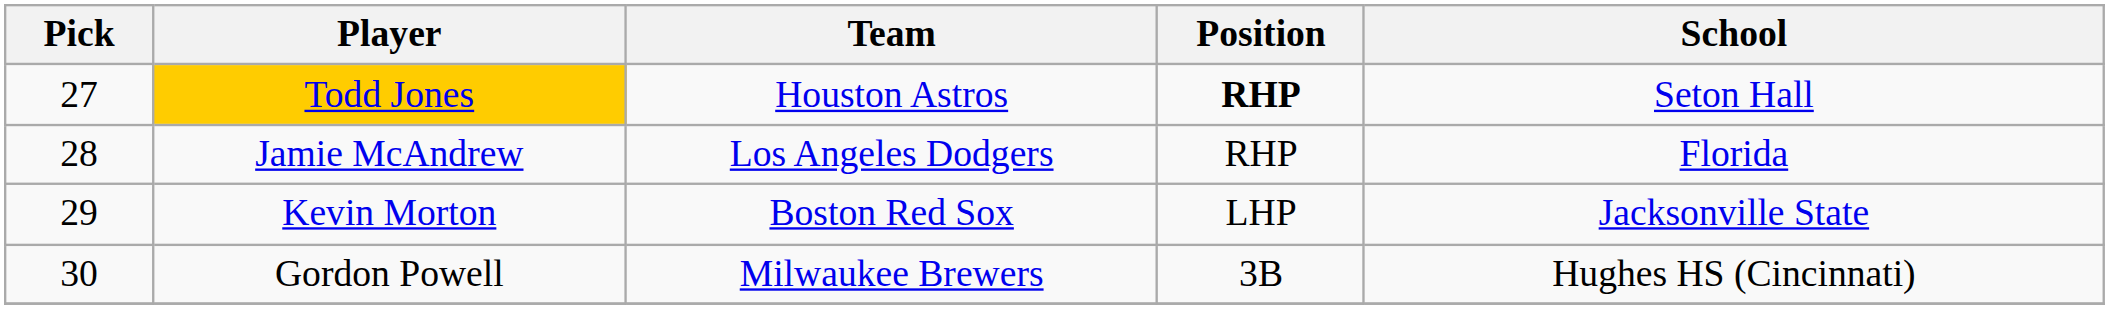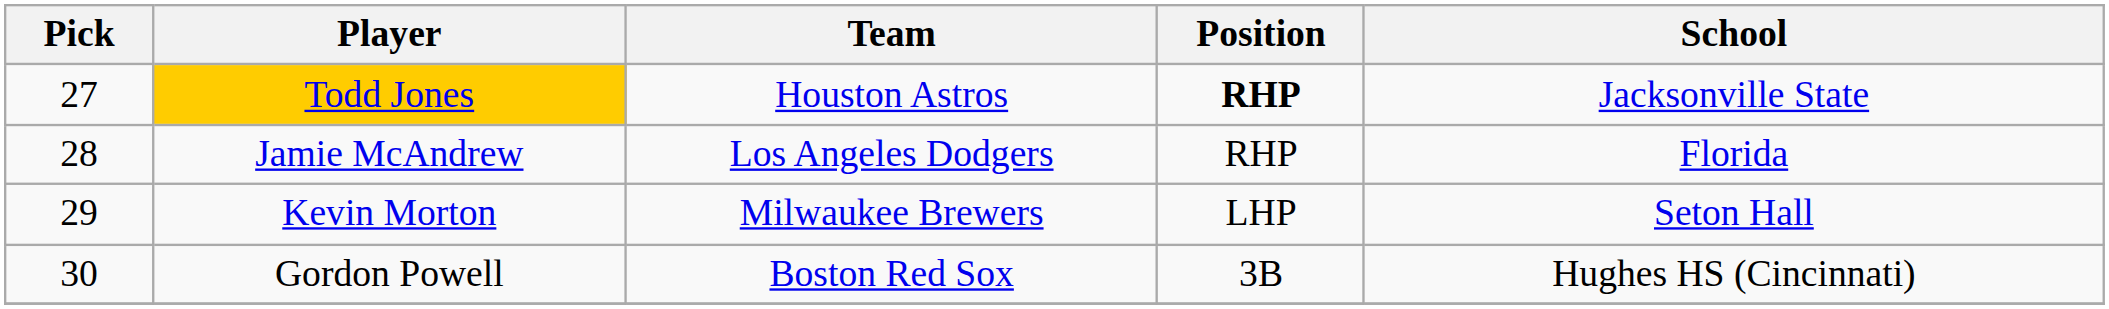(1734, 93) Seton Hall -> (1734, 93) Jacksonville State
(892, 213) Boston Red Sox -> (892, 213) Milwaukee Brewers
(1734, 213) Jacksonville State -> (1734, 213) Seton Hall
(892, 272) Milwaukee Brewers -> (892, 272) Boston Red Sox
